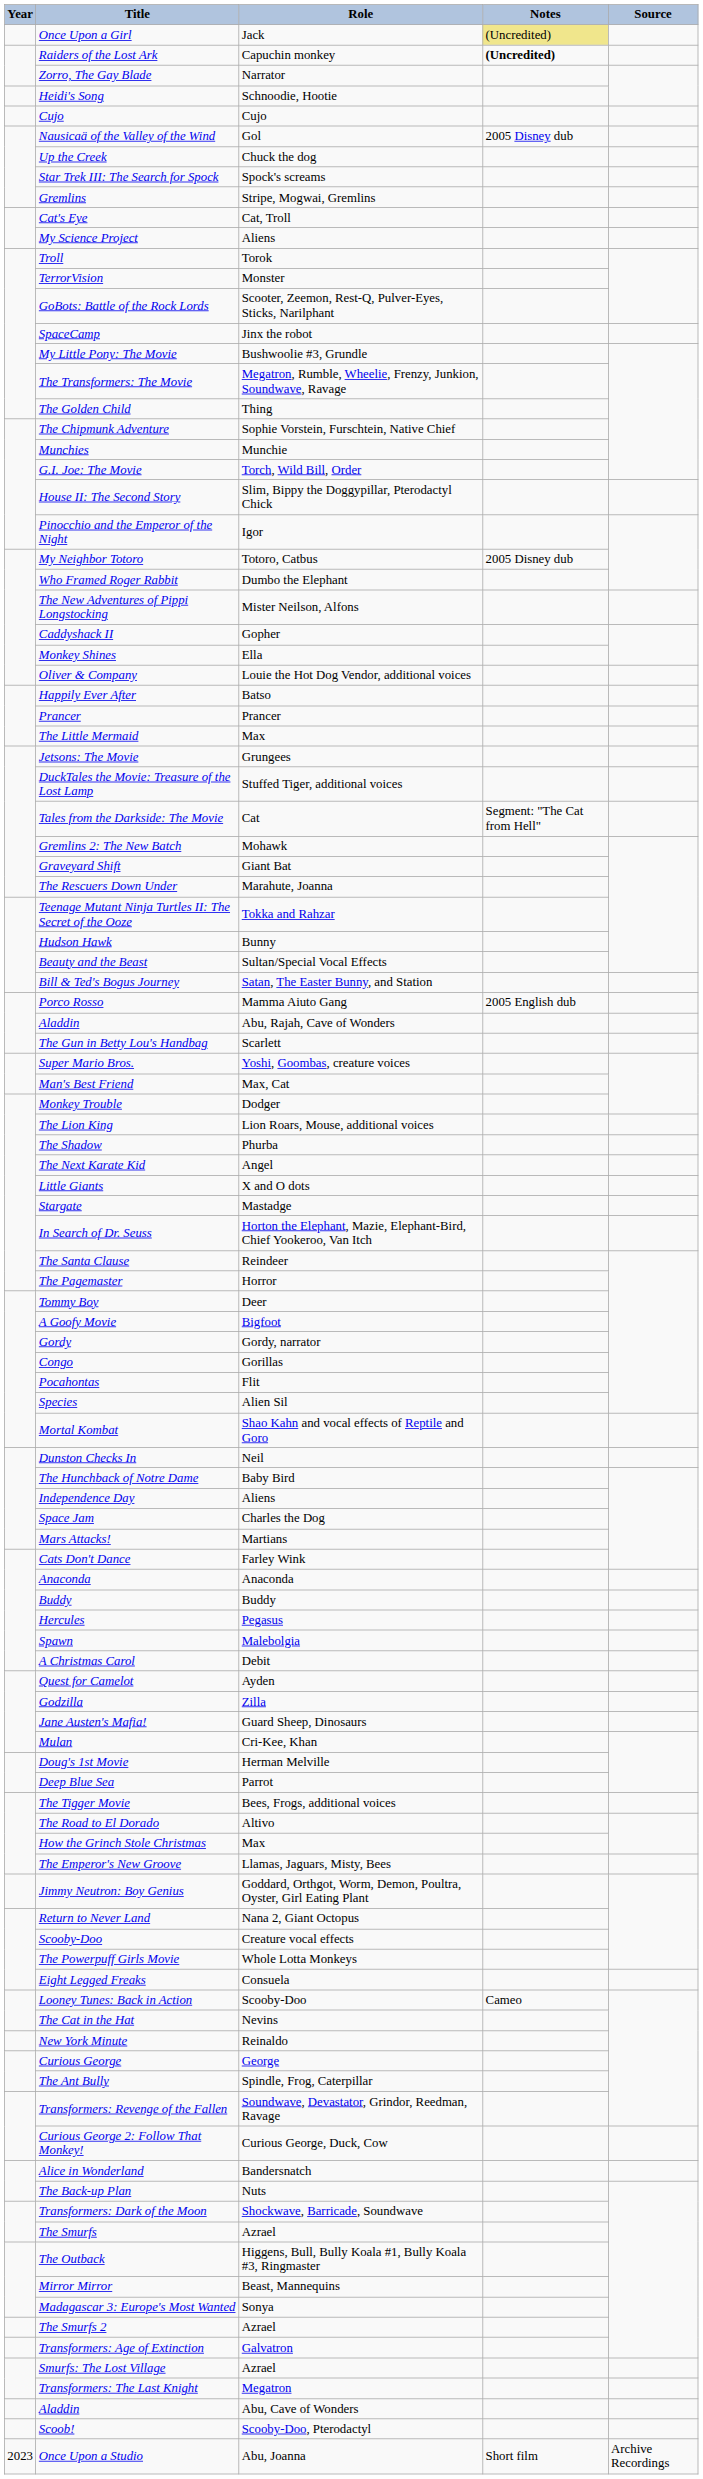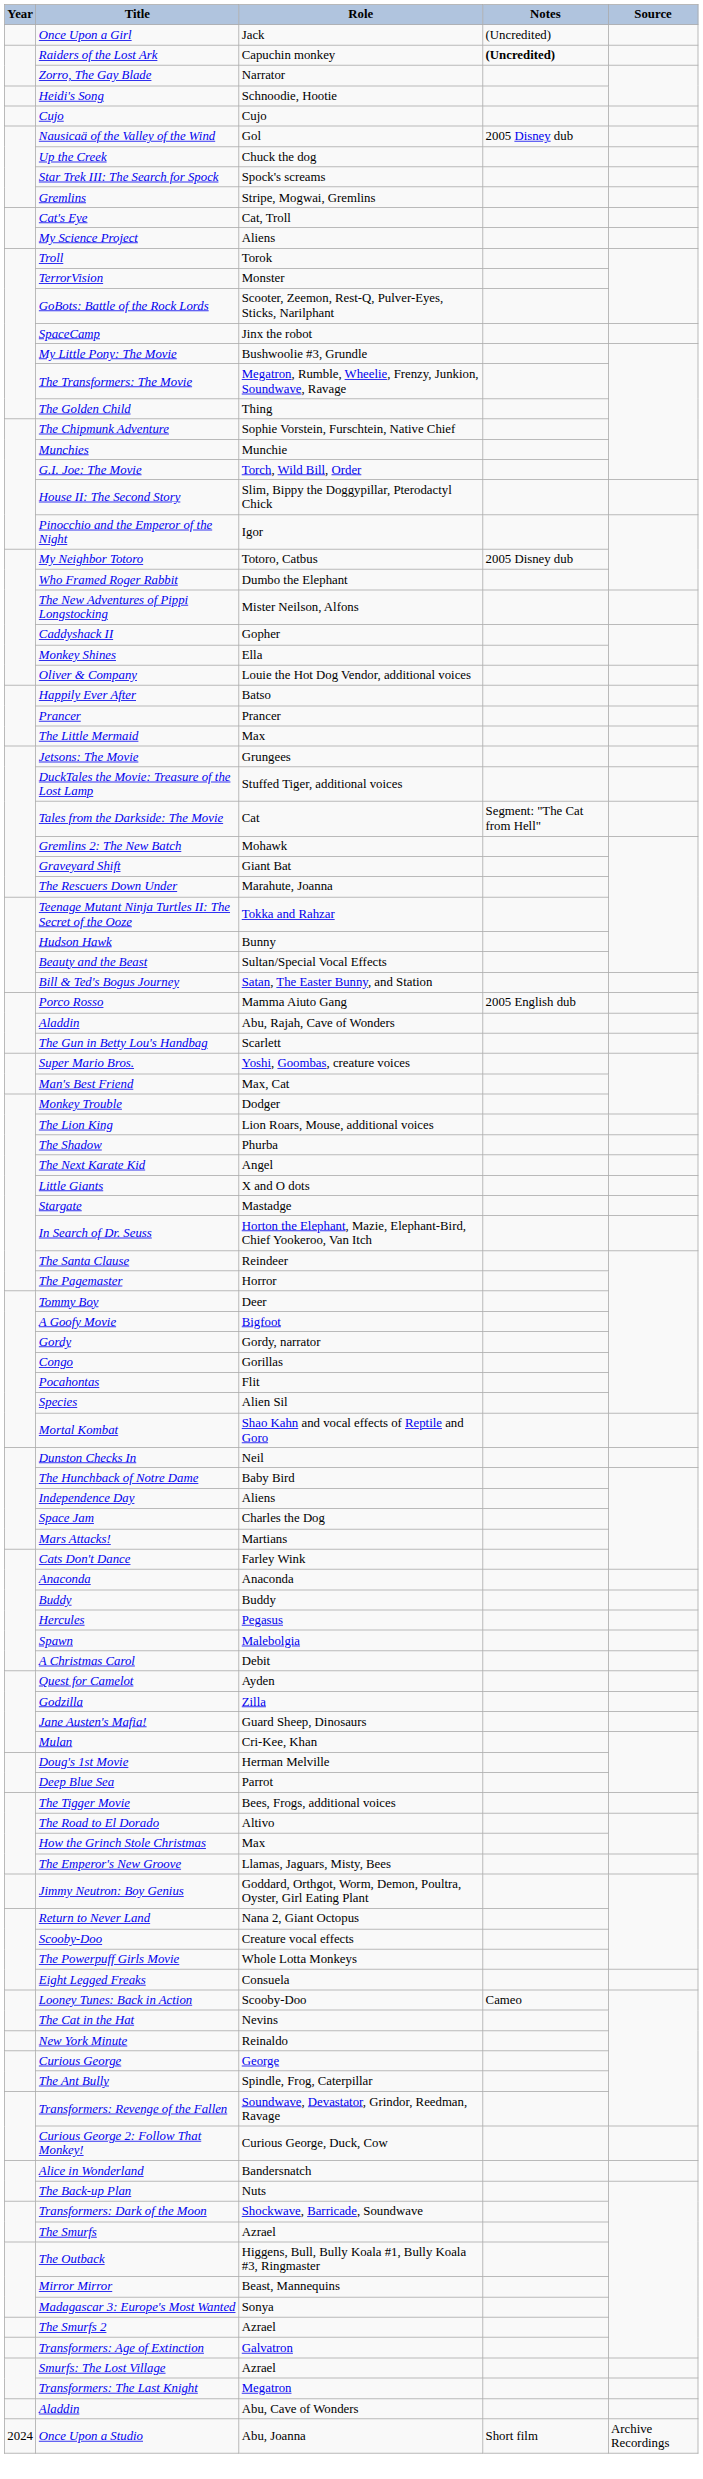(518, 34) khaki background -> (518, 34) no background
- row: (57, 2428)
(20, 2456) 2023 -> (20, 2436) 2024
